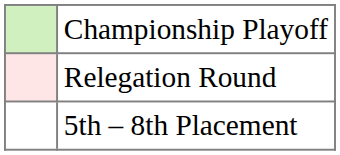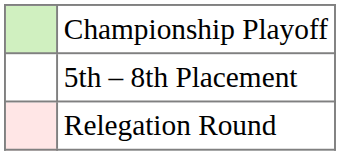rows swapped: (181, 125) <-> (170, 76)
